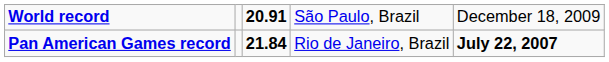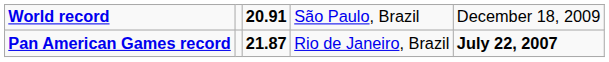(266, 43) 21.84 -> (266, 43) 21.87
